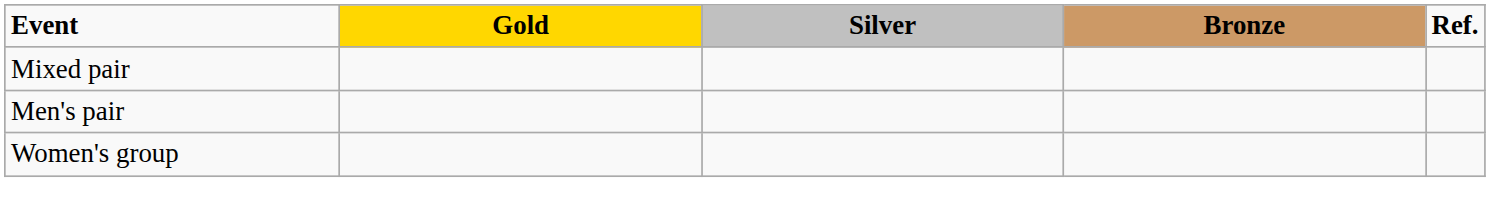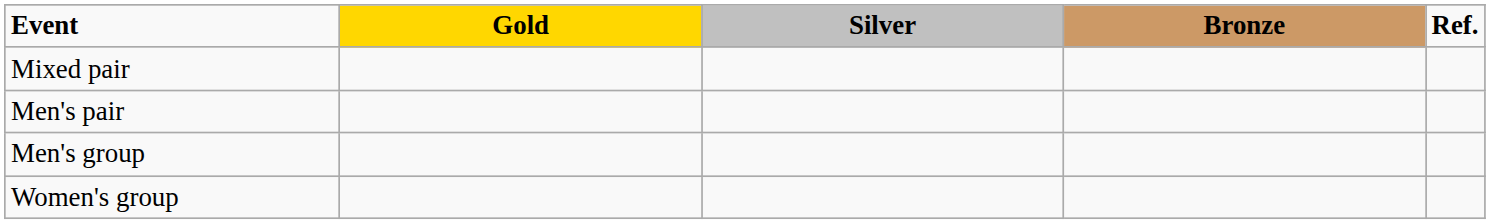+ row: (78, 153)
